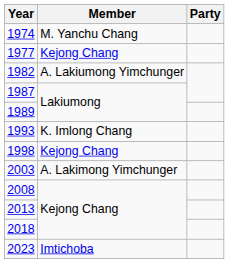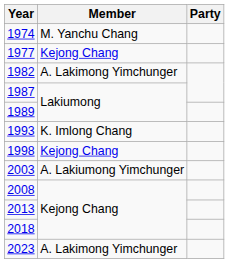(112, 72) A. Lakiumong Yimchunger -> (109, 72) A. Lakimong Yimchunger
(109, 170) A. Lakimong Yimchunger -> (112, 170) A. Lakiumong Yimchunger
(67, 248) Imtichoba -> (109, 248) A. Lakimong Yimchunger
